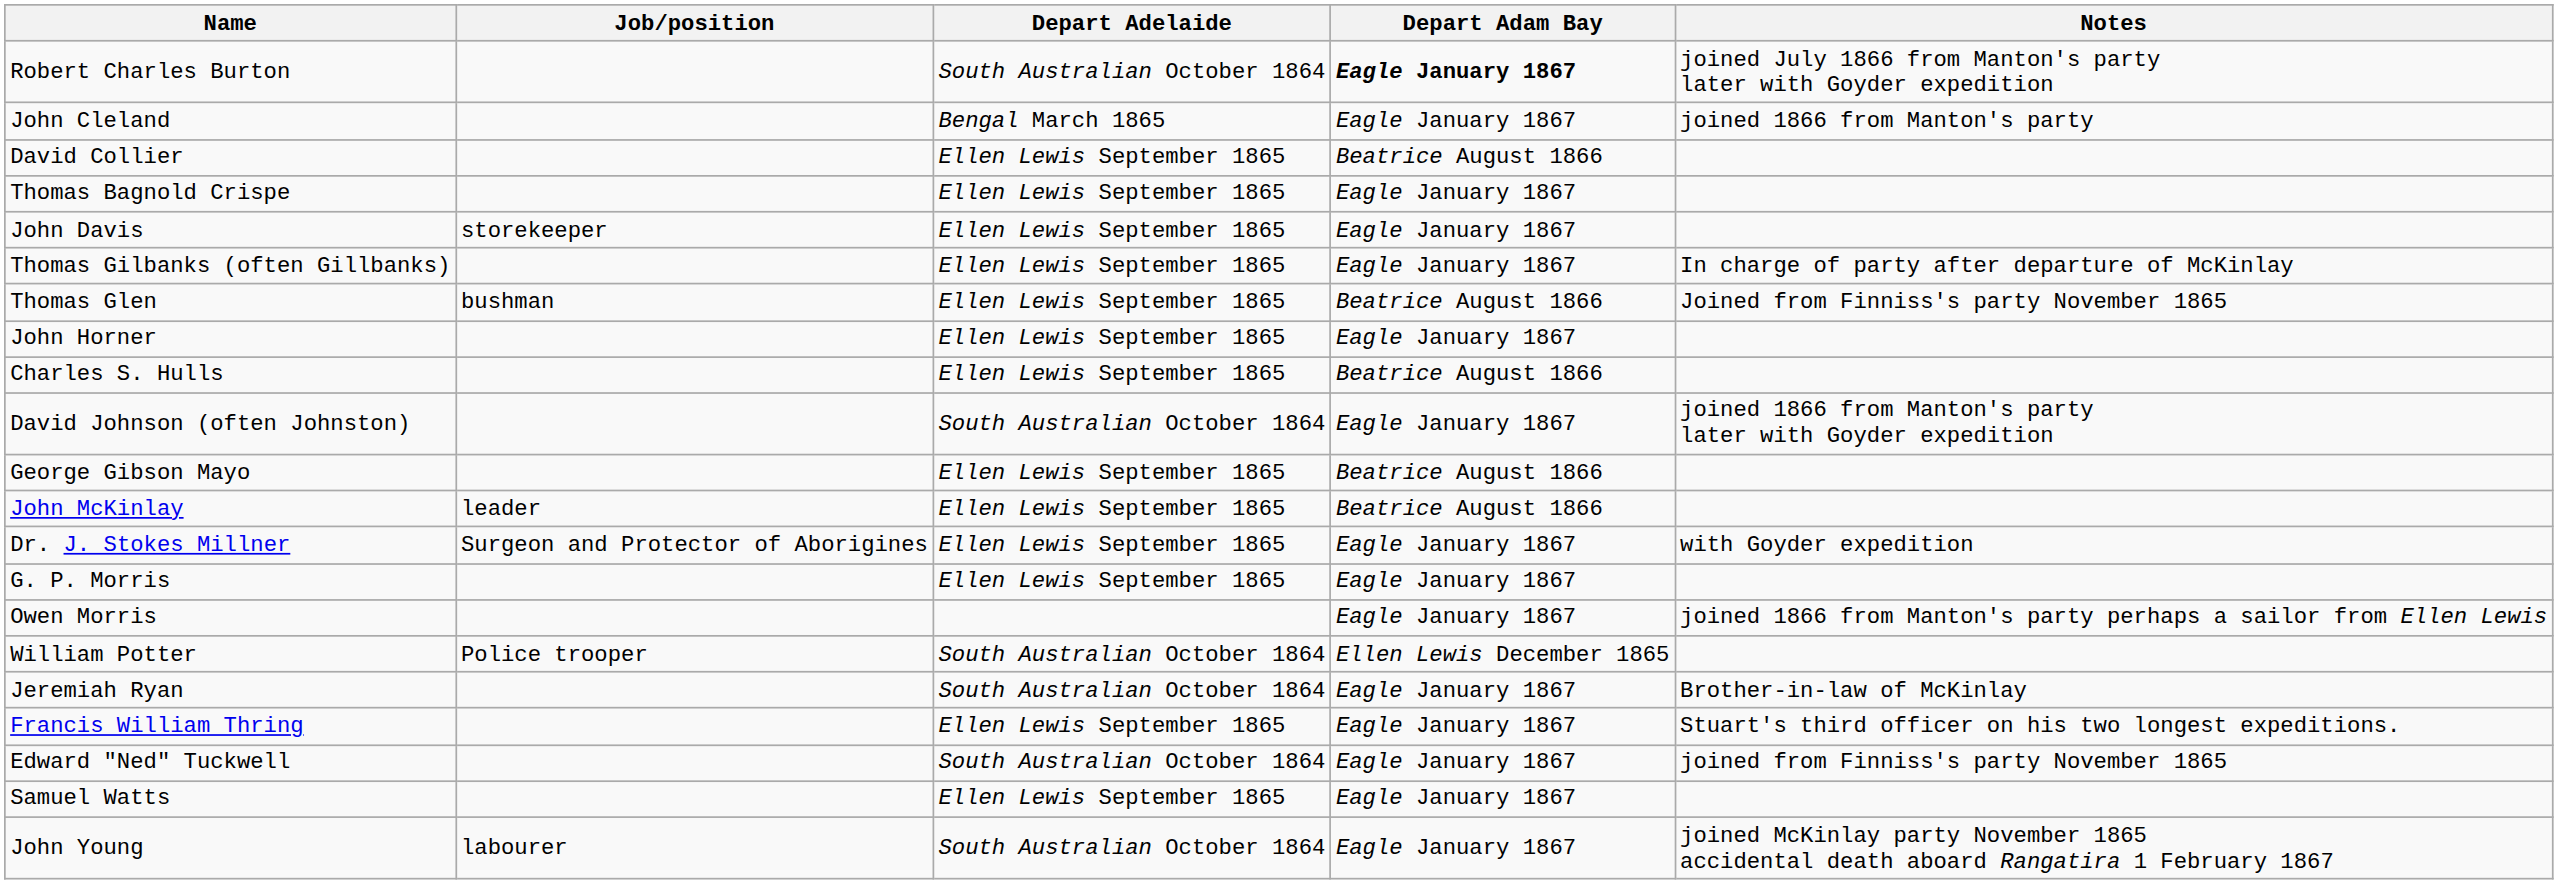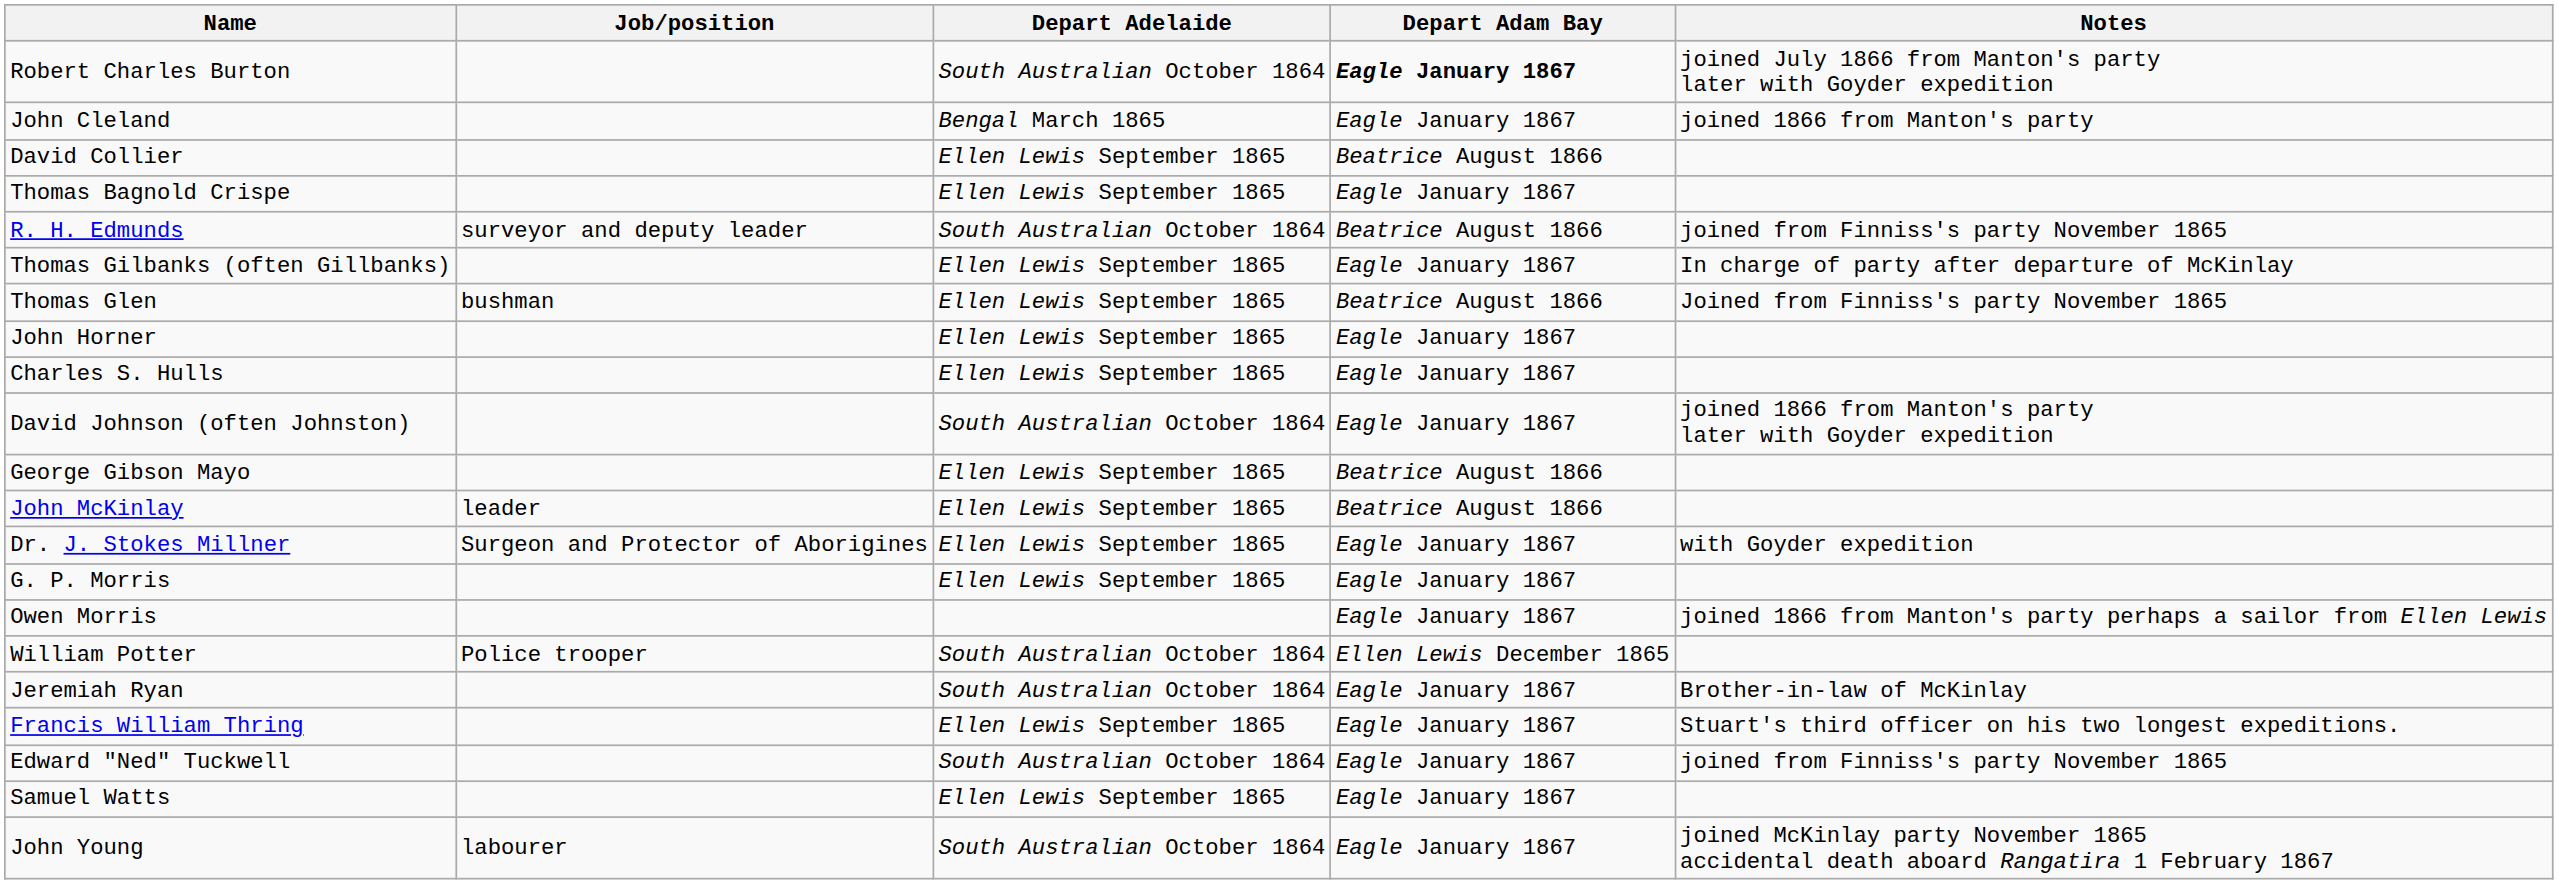- row: (77, 230)
+ row: (97, 230)
(1469, 375) Beatrice August 1866 -> (1456, 375) Eagle January 1867
